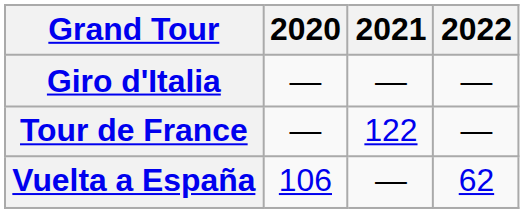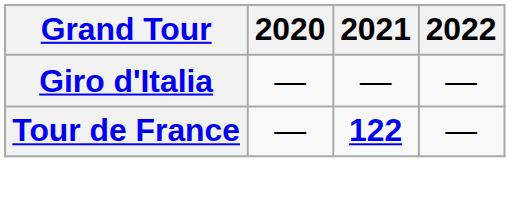(391, 130) normal -> (376, 130) bold
- row: (134, 181)
